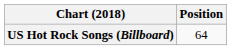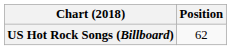(201, 34) 64 -> (201, 34) 62
